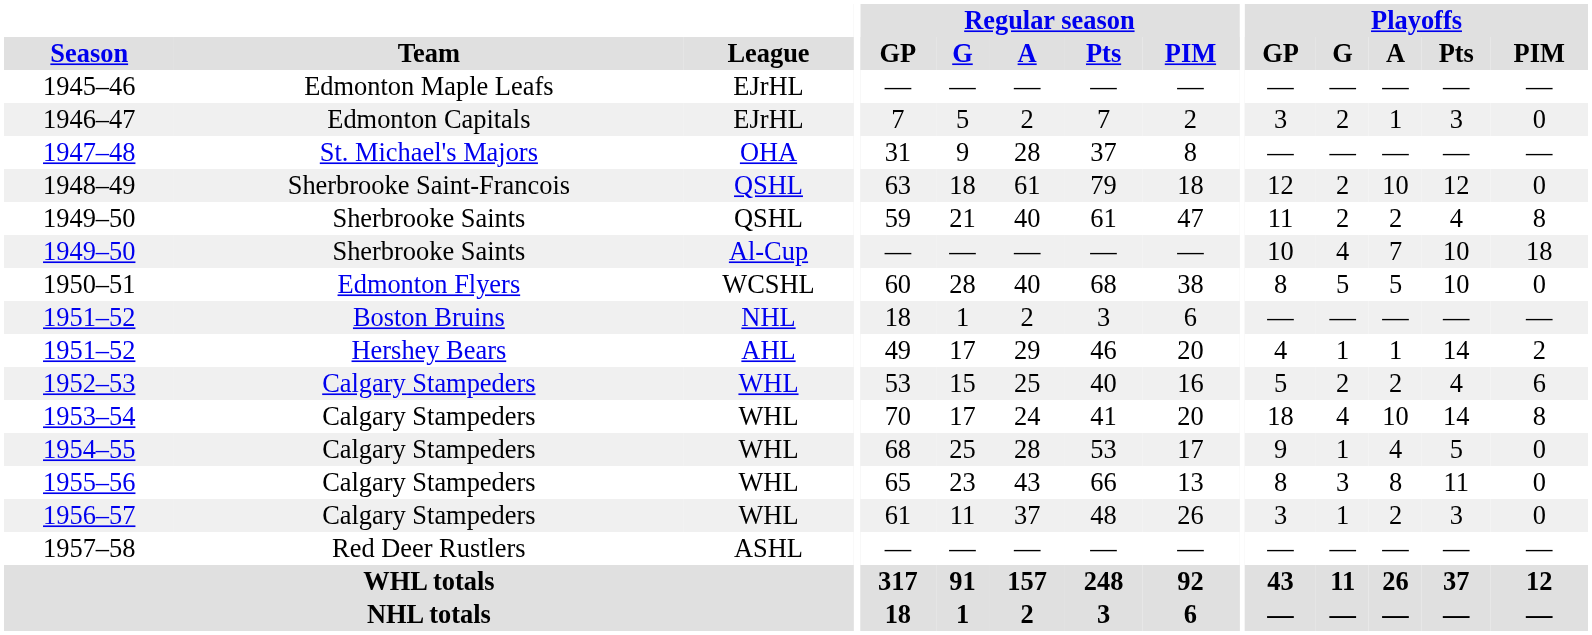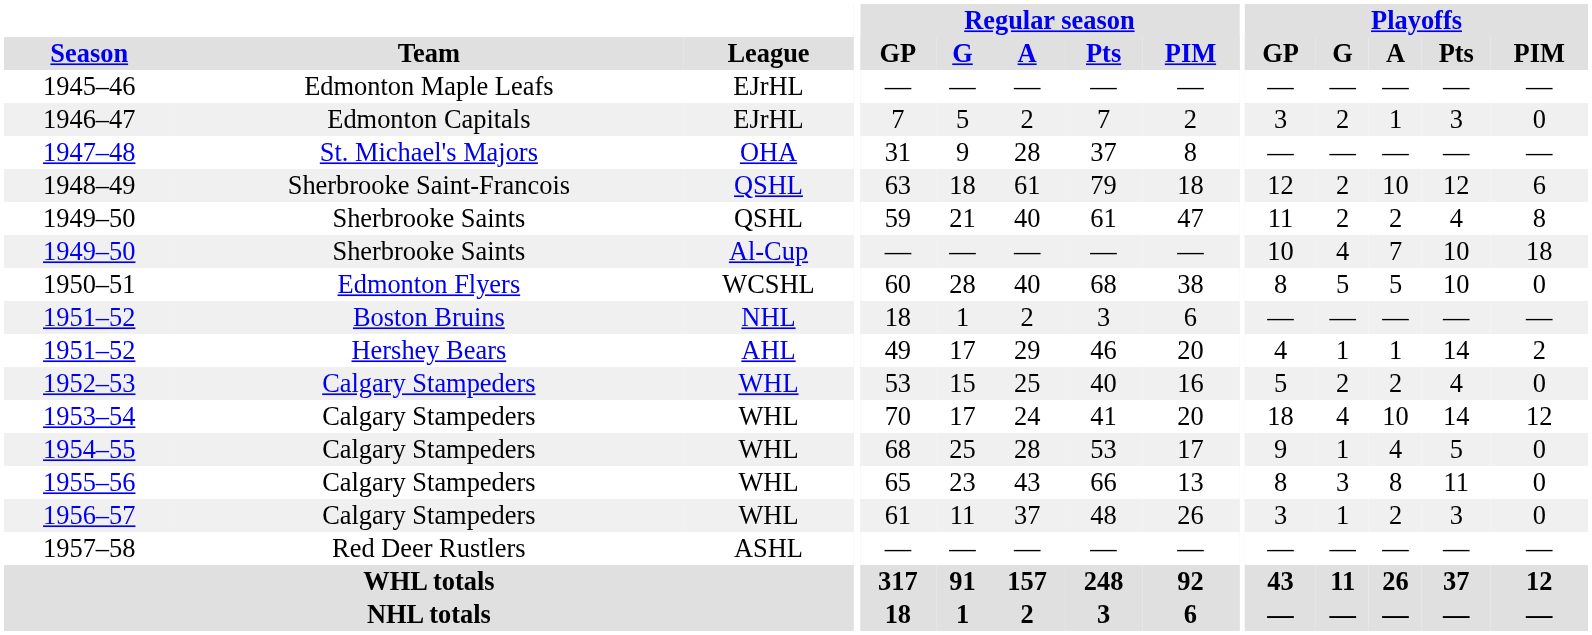(1539, 185) 0 -> (1539, 185) 6
(1539, 383) 6 -> (1539, 383) 0
(1539, 416) 8 -> (1539, 416) 12
